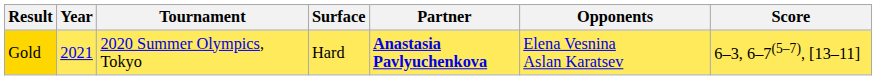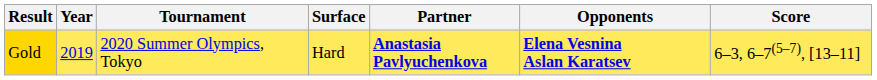(77, 52) 2021 -> (77, 52) 2019
(573, 52) normal -> (577, 52) bold
